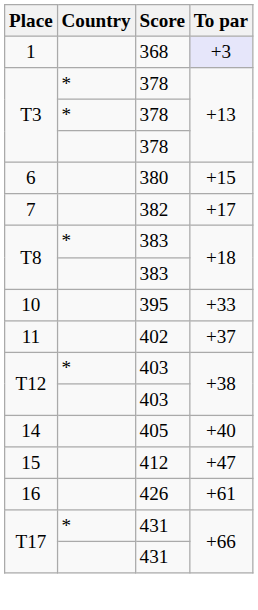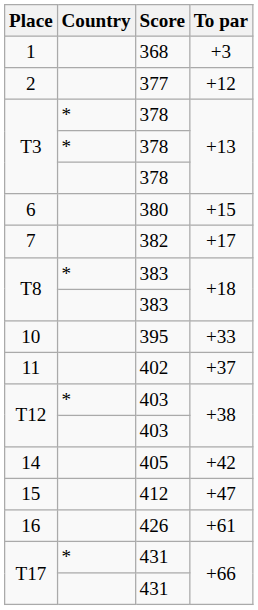(221, 52) lavender background -> (221, 52) no background
+ row: (31, 83)
(221, 431) +40 -> (221, 462) +42
